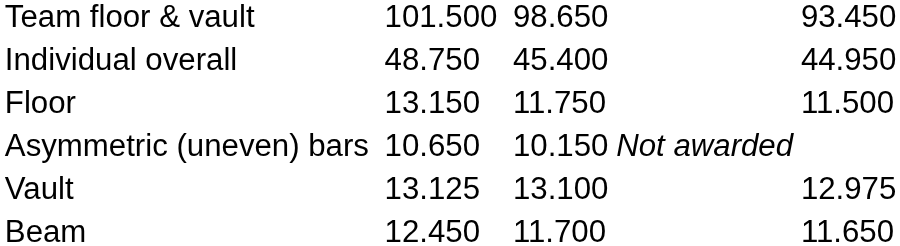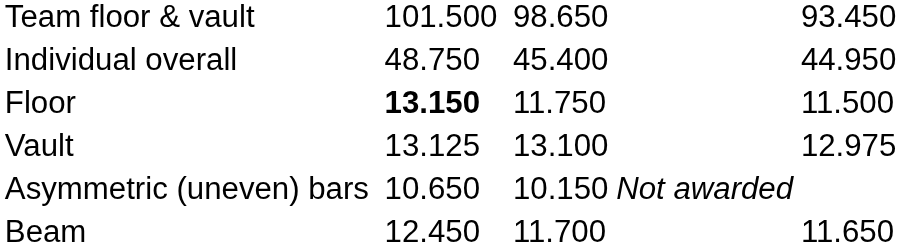(432, 102) normal -> (432, 102) bold
rows swapped: (39, 188) <-> (187, 145)
